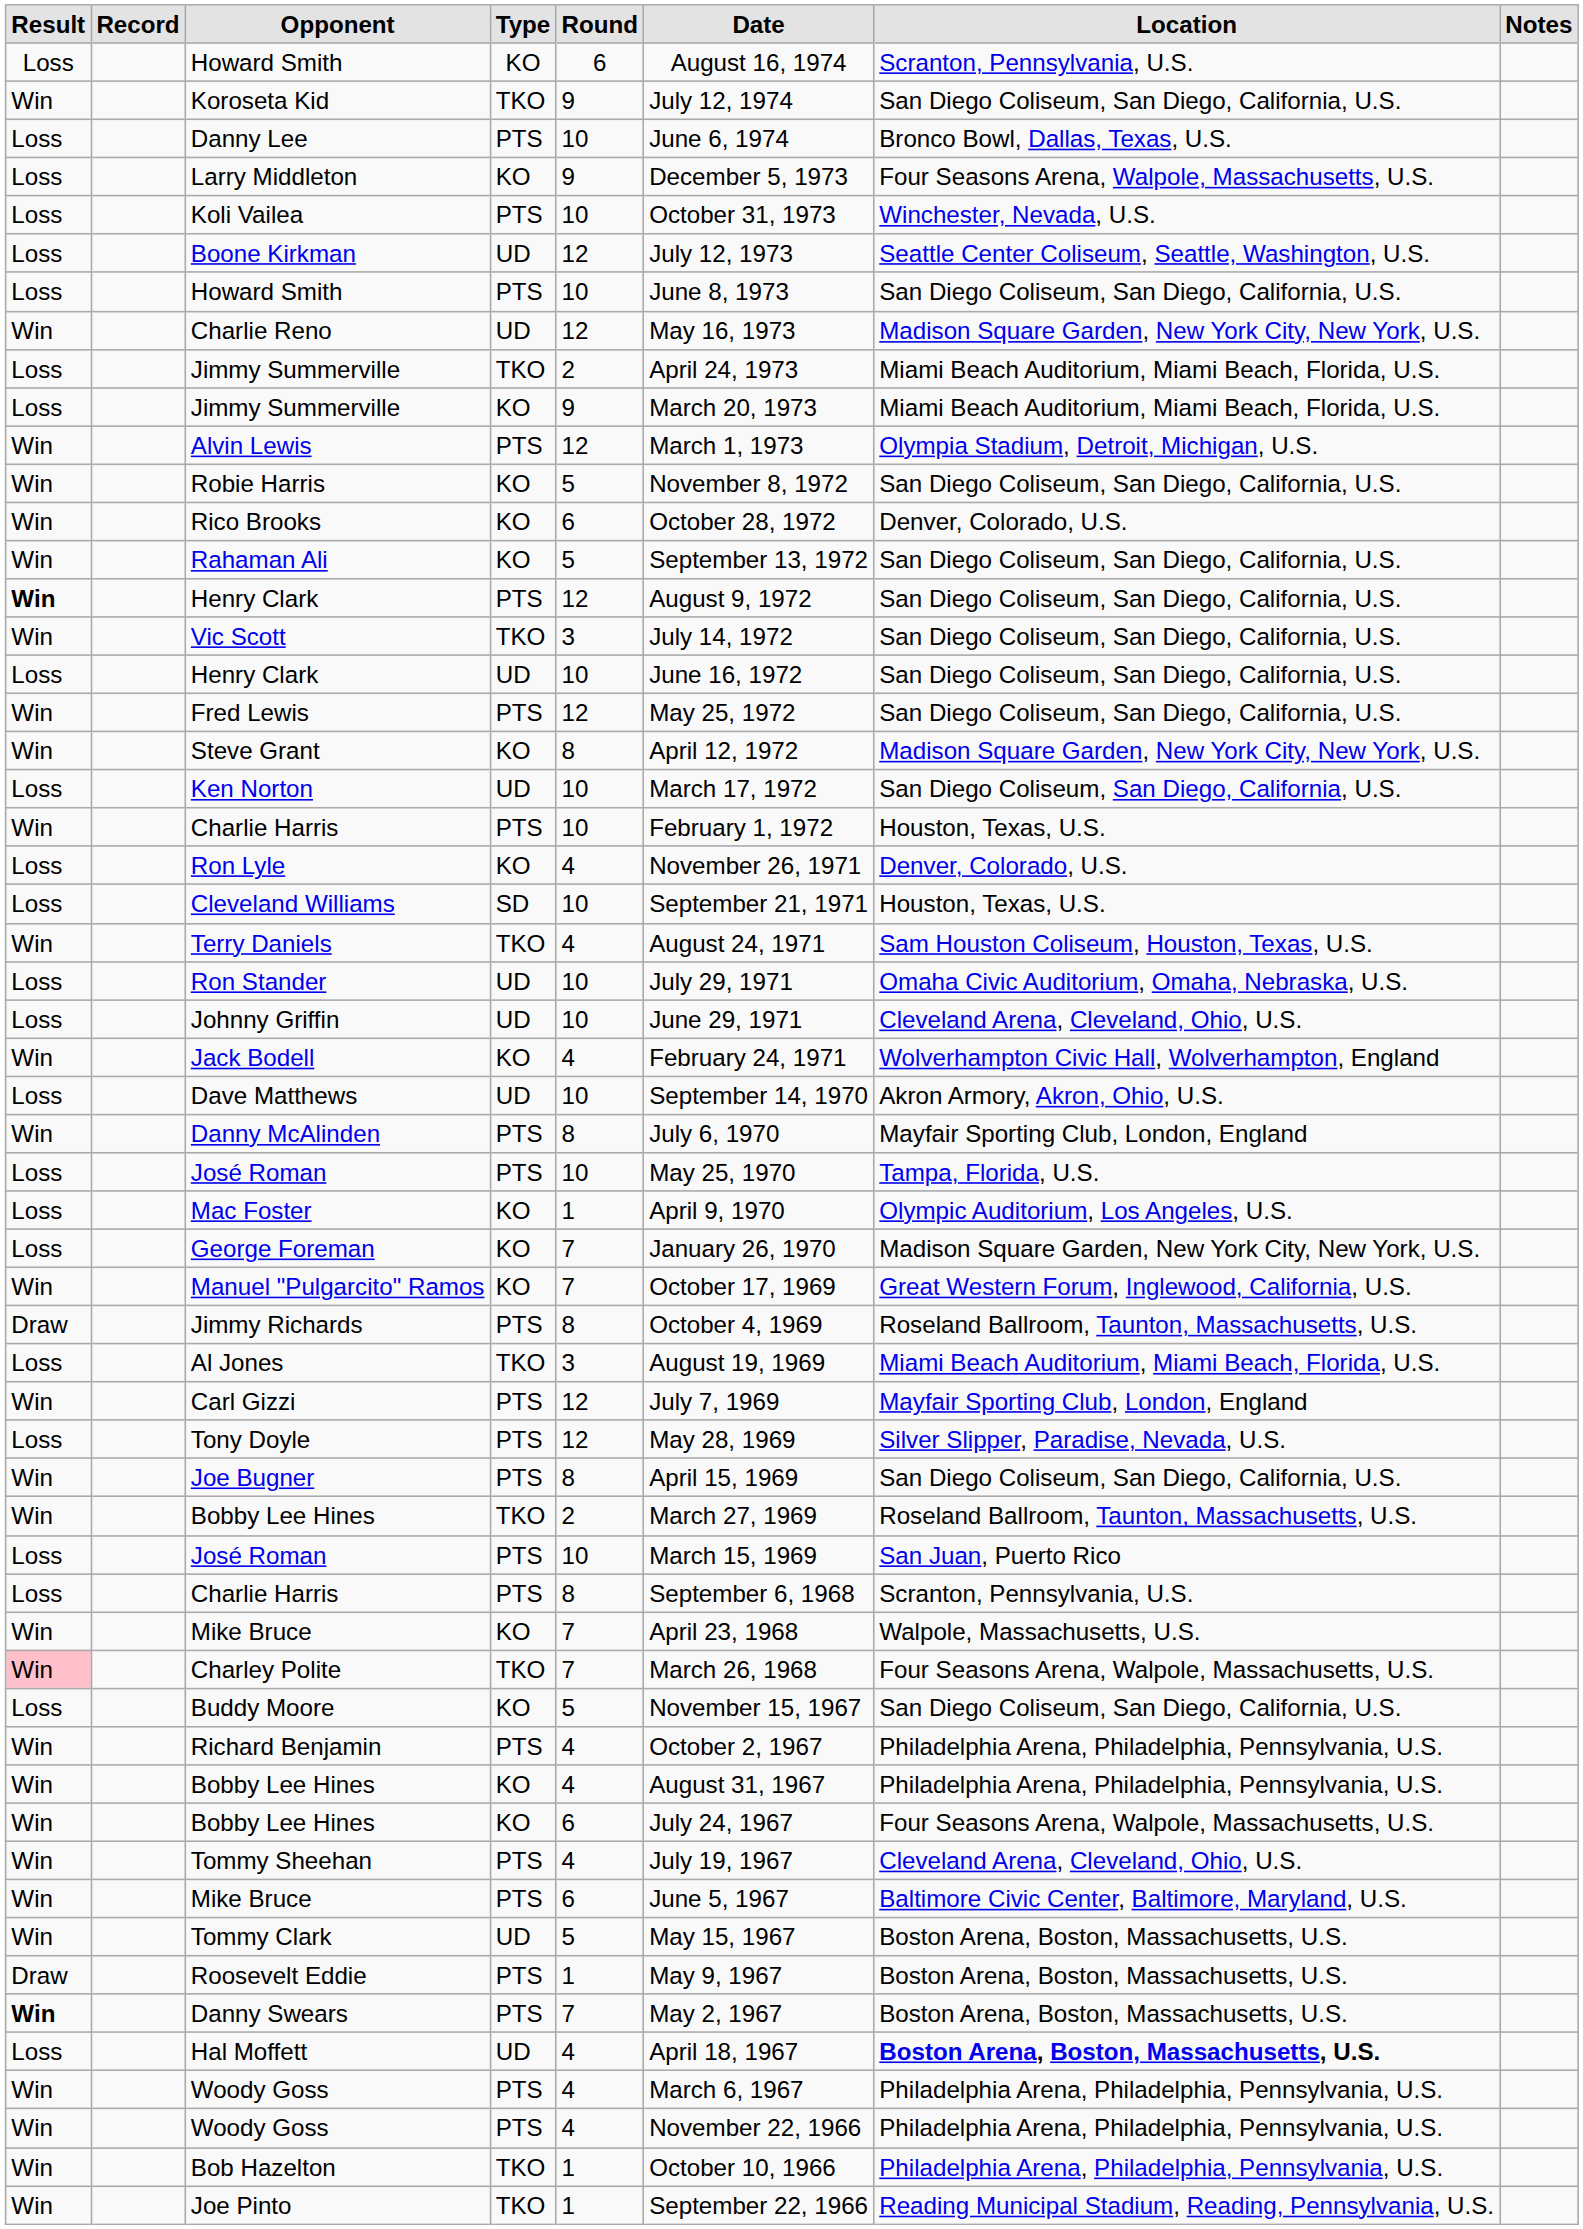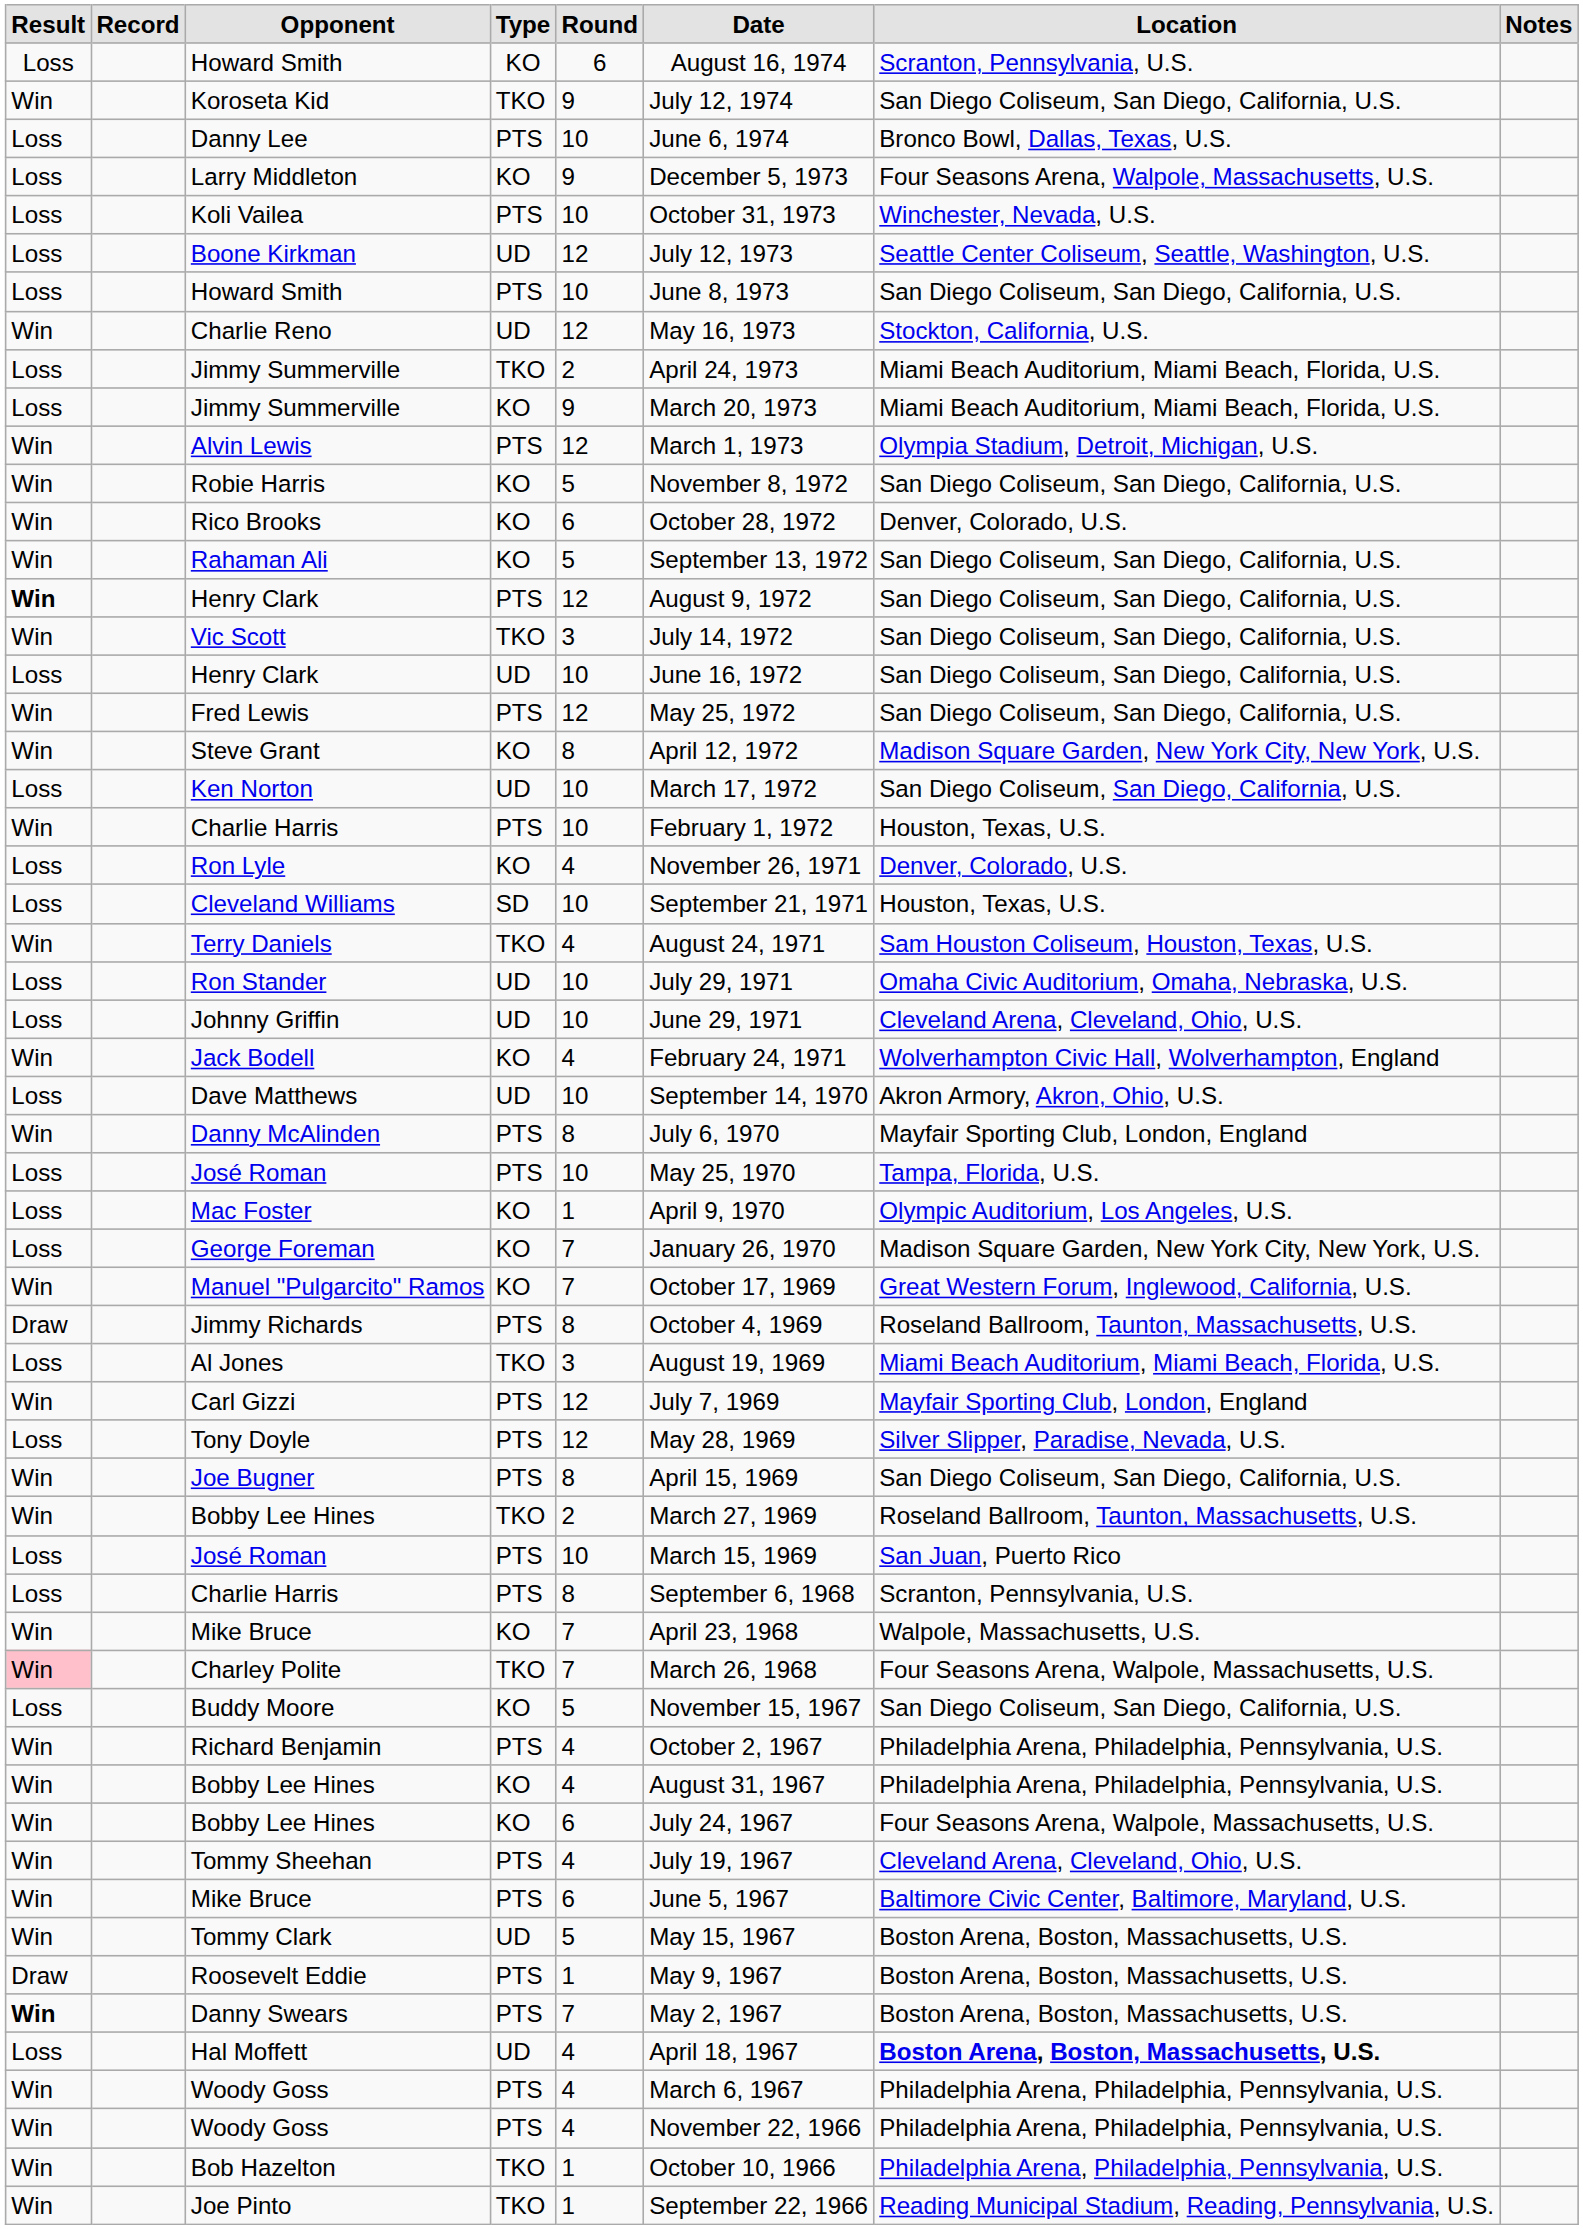(1180, 330) Madison Square Garden, New York City, New York, U.S. -> (1014, 330) Stockton, California, U.S.
